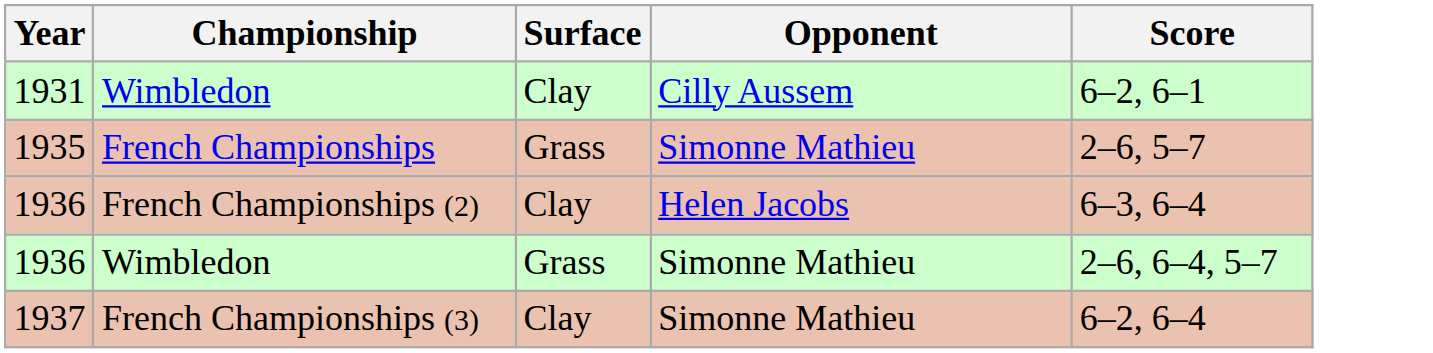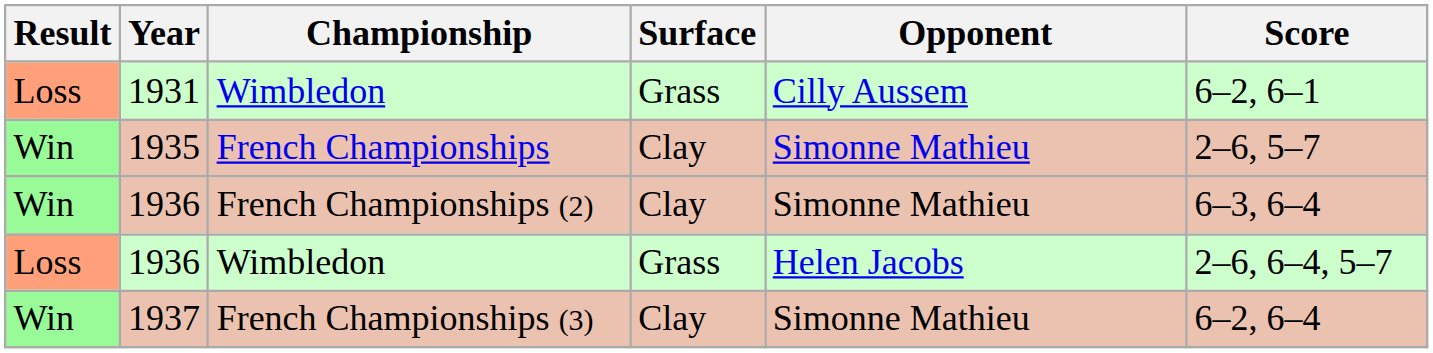+ column: (62, 33)
(558, 90) Clay -> (679, 90) Grass
(565, 147) Grass -> (672, 147) Clay
(754, 204) Helen Jacobs -> (901, 204) Simonne Mathieu
(787, 261) Simonne Mathieu -> (868, 261) Helen Jacobs
